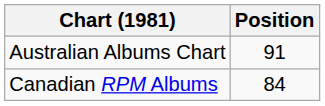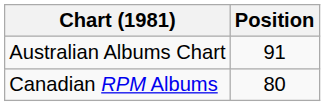(275, 84) 84 -> (275, 84) 80
